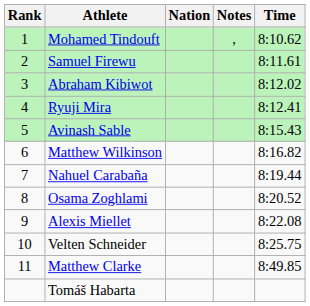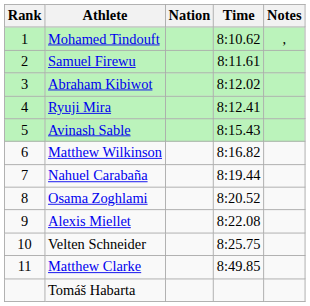columns swapped: (280, 15) <-> (234, 15)
